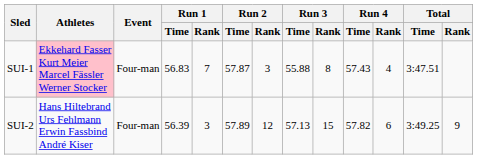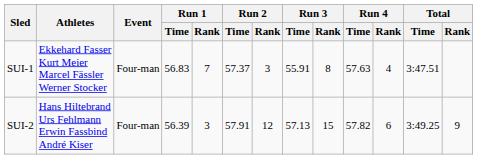(75, 69) pink background -> (75, 69) no background
(237, 69) 57.87 -> (237, 69) 57.37
(298, 69) 55.88 -> (298, 69) 55.91
(358, 69) 57.43 -> (358, 69) 57.63
(237, 126) 57.89 -> (237, 126) 57.91
